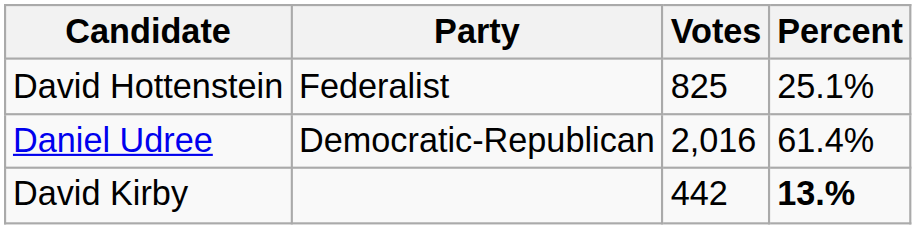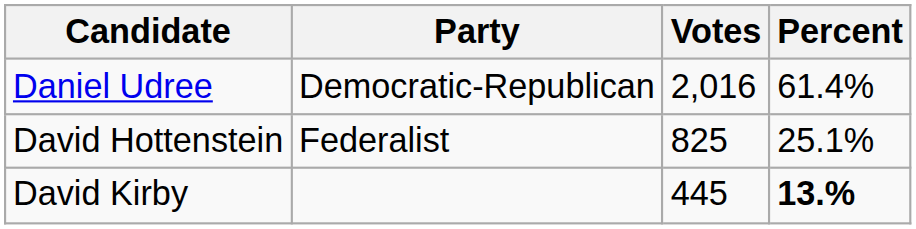rows swapped: (113, 140) <-> (148, 85)
(699, 194) 442 -> (699, 194) 445
